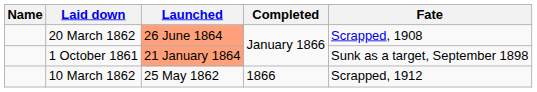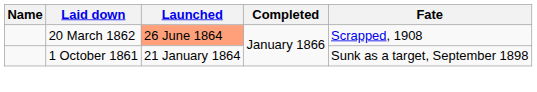(192, 55) lightsalmon background -> (192, 55) no background
- row: (92, 76)
